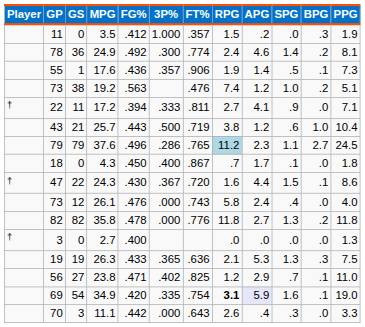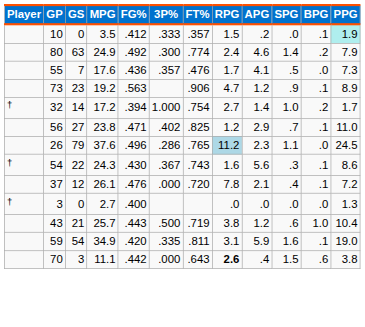(57, 34) 11 -> (56, 34) 10
(166, 34) 1.000 -> (169, 34) .333
(324, 34) .3 -> (324, 34) .1
(350, 34) no background -> (350, 34) paleturquoise background
(56, 52) 78 -> (56, 52) 80
(78, 52) 36 -> (78, 52) 63
(350, 52) 8.1 -> (350, 52) 7.9
(81, 70) 1 -> (81, 70) 7
(198, 70) .906 -> (198, 70) .476
(231, 70) 1.9 -> (231, 70) 1.7
(261, 70) 1.4 -> (261, 70) 4.1
(324, 70) .1 -> (324, 70) .0
(78, 88) 38 -> (78, 88) 23
(198, 88) .476 -> (198, 88) .906
(231, 88) 7.4 -> (231, 88) 4.7
(291, 88) 1.0 -> (294, 88) .9
(324, 88) .2 -> (324, 88) .1
(350, 88) 5.1 -> (350, 88) 8.9
(56, 107) 22 -> (56, 107) 32
(79, 107) 11 -> (78, 107) 14
(169, 107) .333 -> (166, 107) 1.000
(199, 107) .811 -> (198, 107) .754
(261, 107) 4.1 -> (261, 107) 1.4
(294, 107) .9 -> (291, 107) 1.0
(324, 107) .0 -> (324, 107) .2
(350, 107) 7.1 -> (350, 107) 1.7
rows swapped: (104, 277) <-> (104, 127)
(56, 145) 79 -> (56, 145) 26
(320, 145) 2.7 -> (324, 145) .0
- row: (108, 163)
(56, 183) 47 -> (56, 165) 54
(198, 183) .720 -> (198, 165) .743
(261, 183) 4.4 -> (261, 165) 5.6
(291, 183) 1.5 -> (294, 165) .3
(56, 202) 73 -> (56, 184) 37
(198, 202) .743 -> (198, 184) .720
(231, 202) 5.8 -> (231, 184) 7.8
(261, 202) 2.4 -> (261, 184) 2.1
(324, 202) .0 -> (324, 184) .1
(350, 202) 4.0 -> (350, 184) 7.2
- row: (104, 220)
- row: (104, 259)
(56, 295) 69 -> (56, 241) 59
(198, 295) .754 -> (199, 241) .811
(231, 295) bold -> (231, 241) normal
(261, 295) lavender background -> (261, 241) no background
(231, 313) normal -> (231, 259) bold
(294, 313) .3 -> (291, 259) 1.5
(324, 313) .0 -> (324, 259) .6
(350, 313) 3.3 -> (350, 259) 3.8
